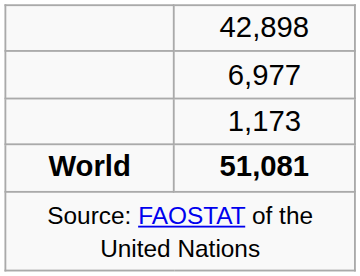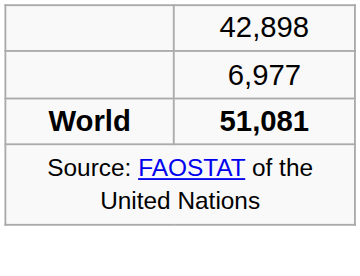- row: (264, 120)
